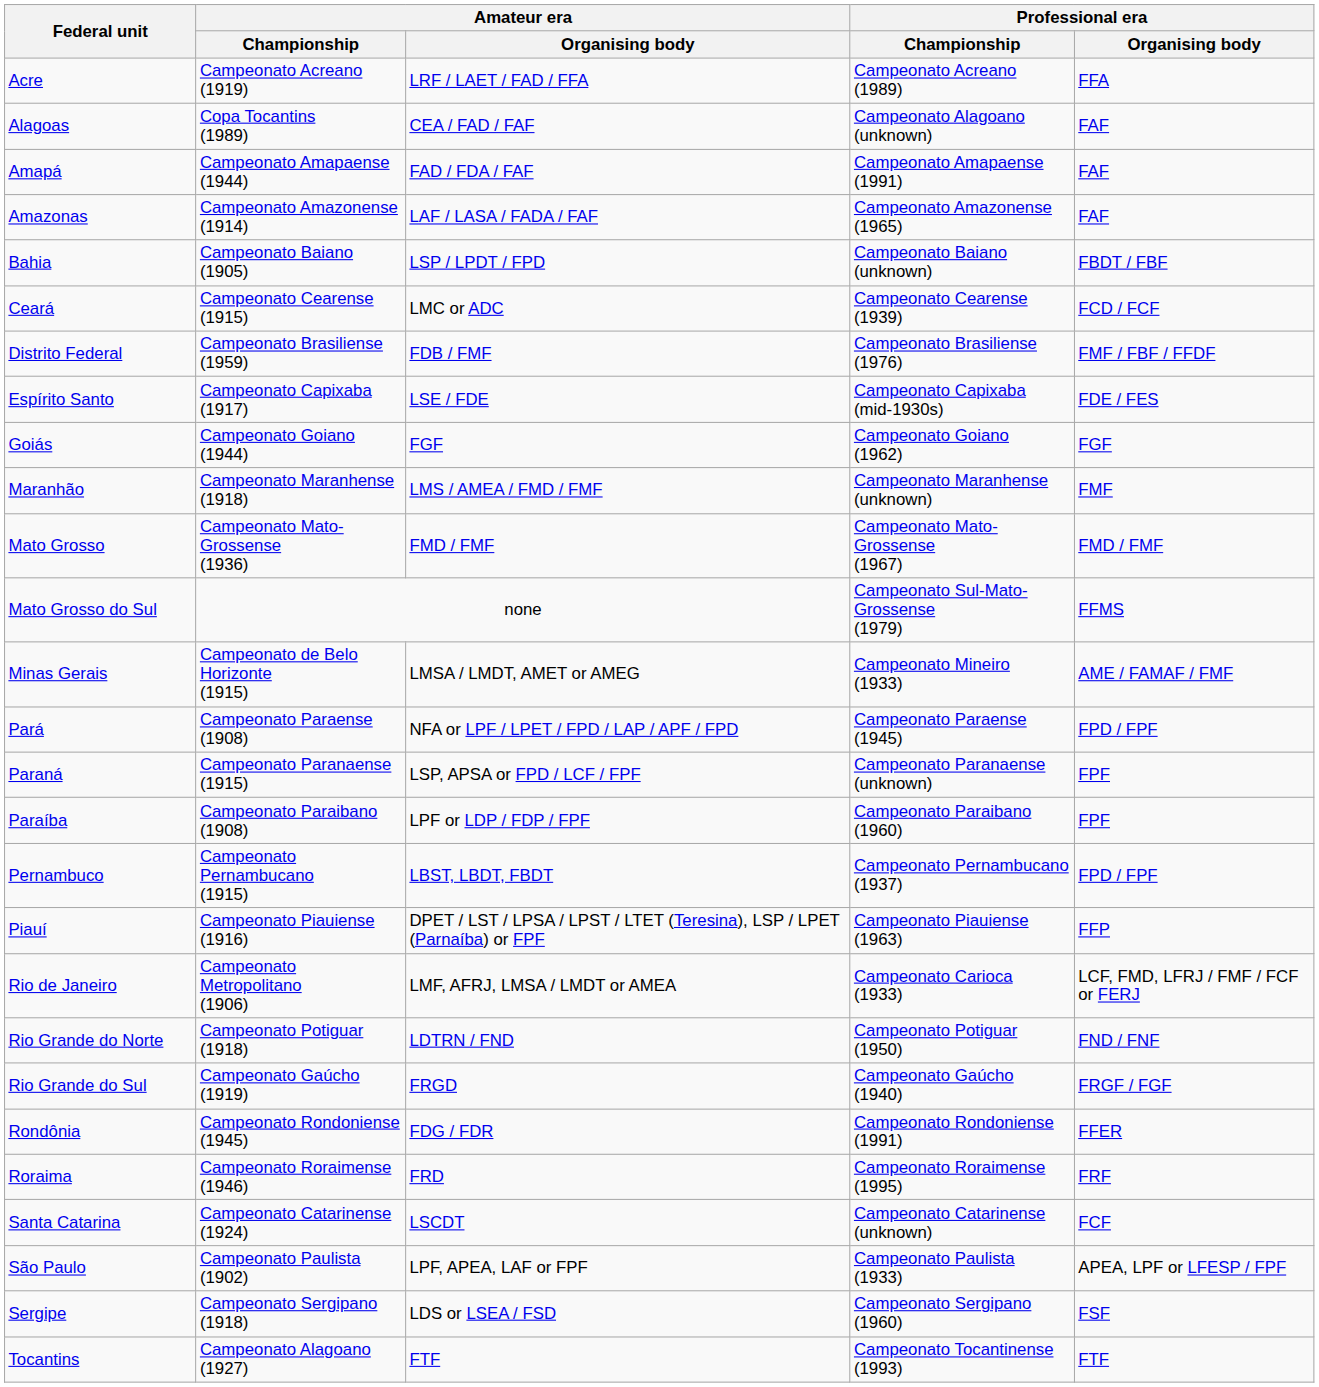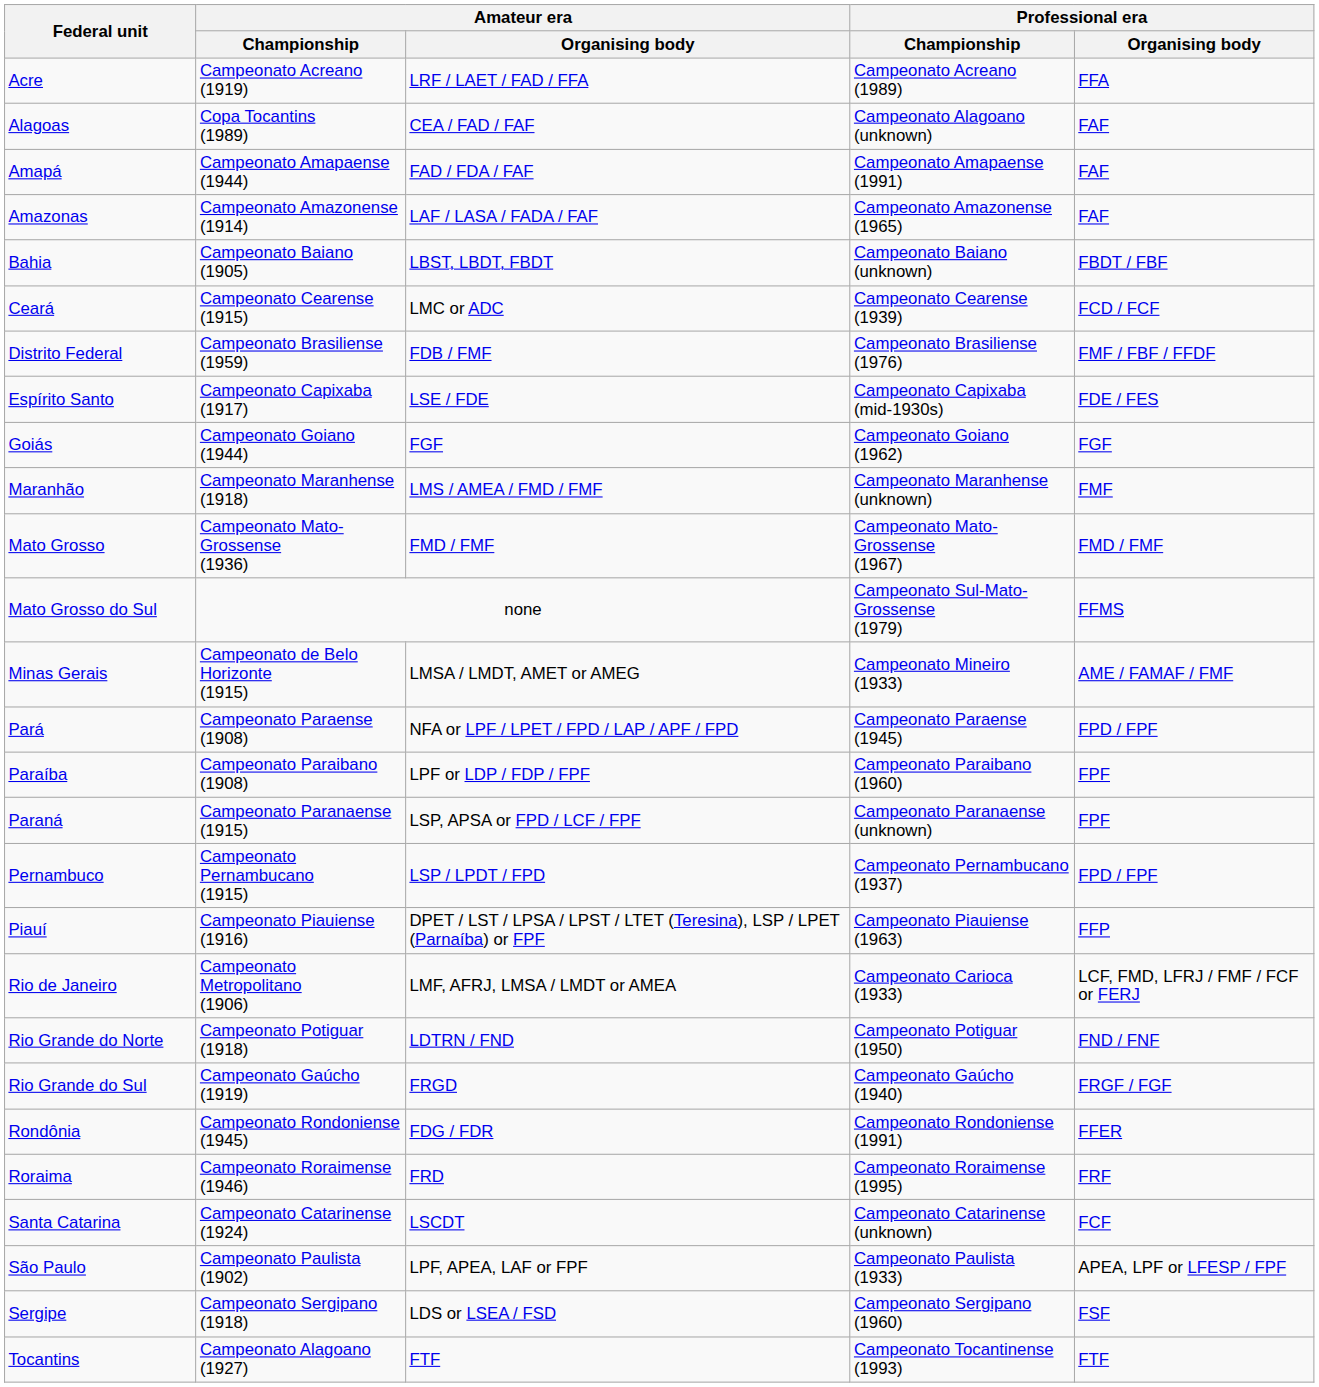(477, 262) LSP / LPDT / FPD -> (481, 262) LBST, LBDT, FBDT
rows swapped: (38, 820) <-> (35, 774)
(481, 875) LBST, LBDT, FBDT -> (477, 875) LSP / LPDT / FPD
